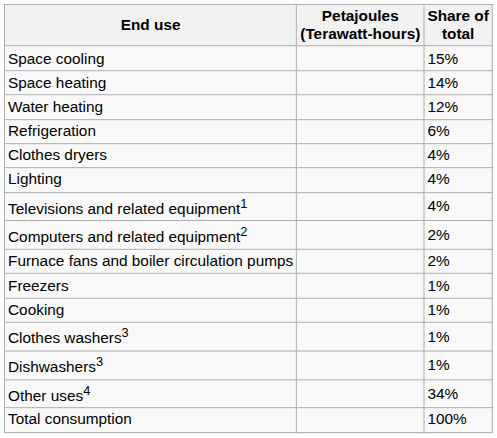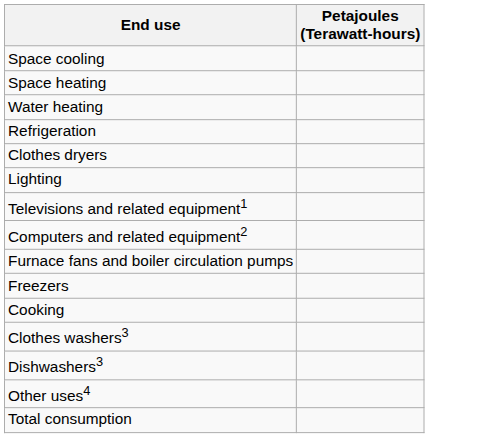- column: (458, 25)
